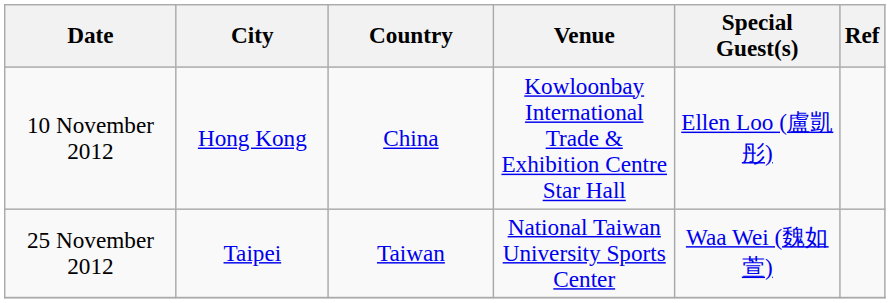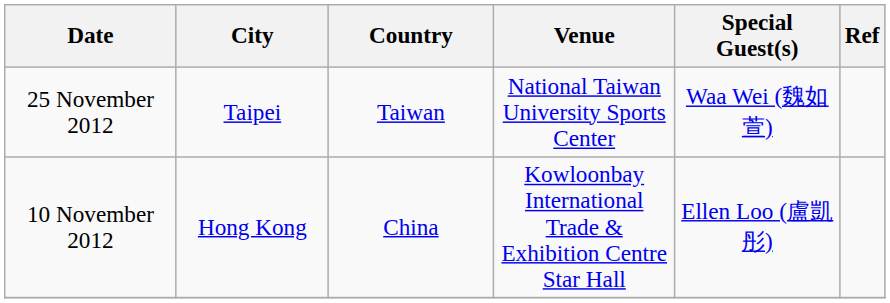rows swapped: (90, 137) <-> (90, 253)
